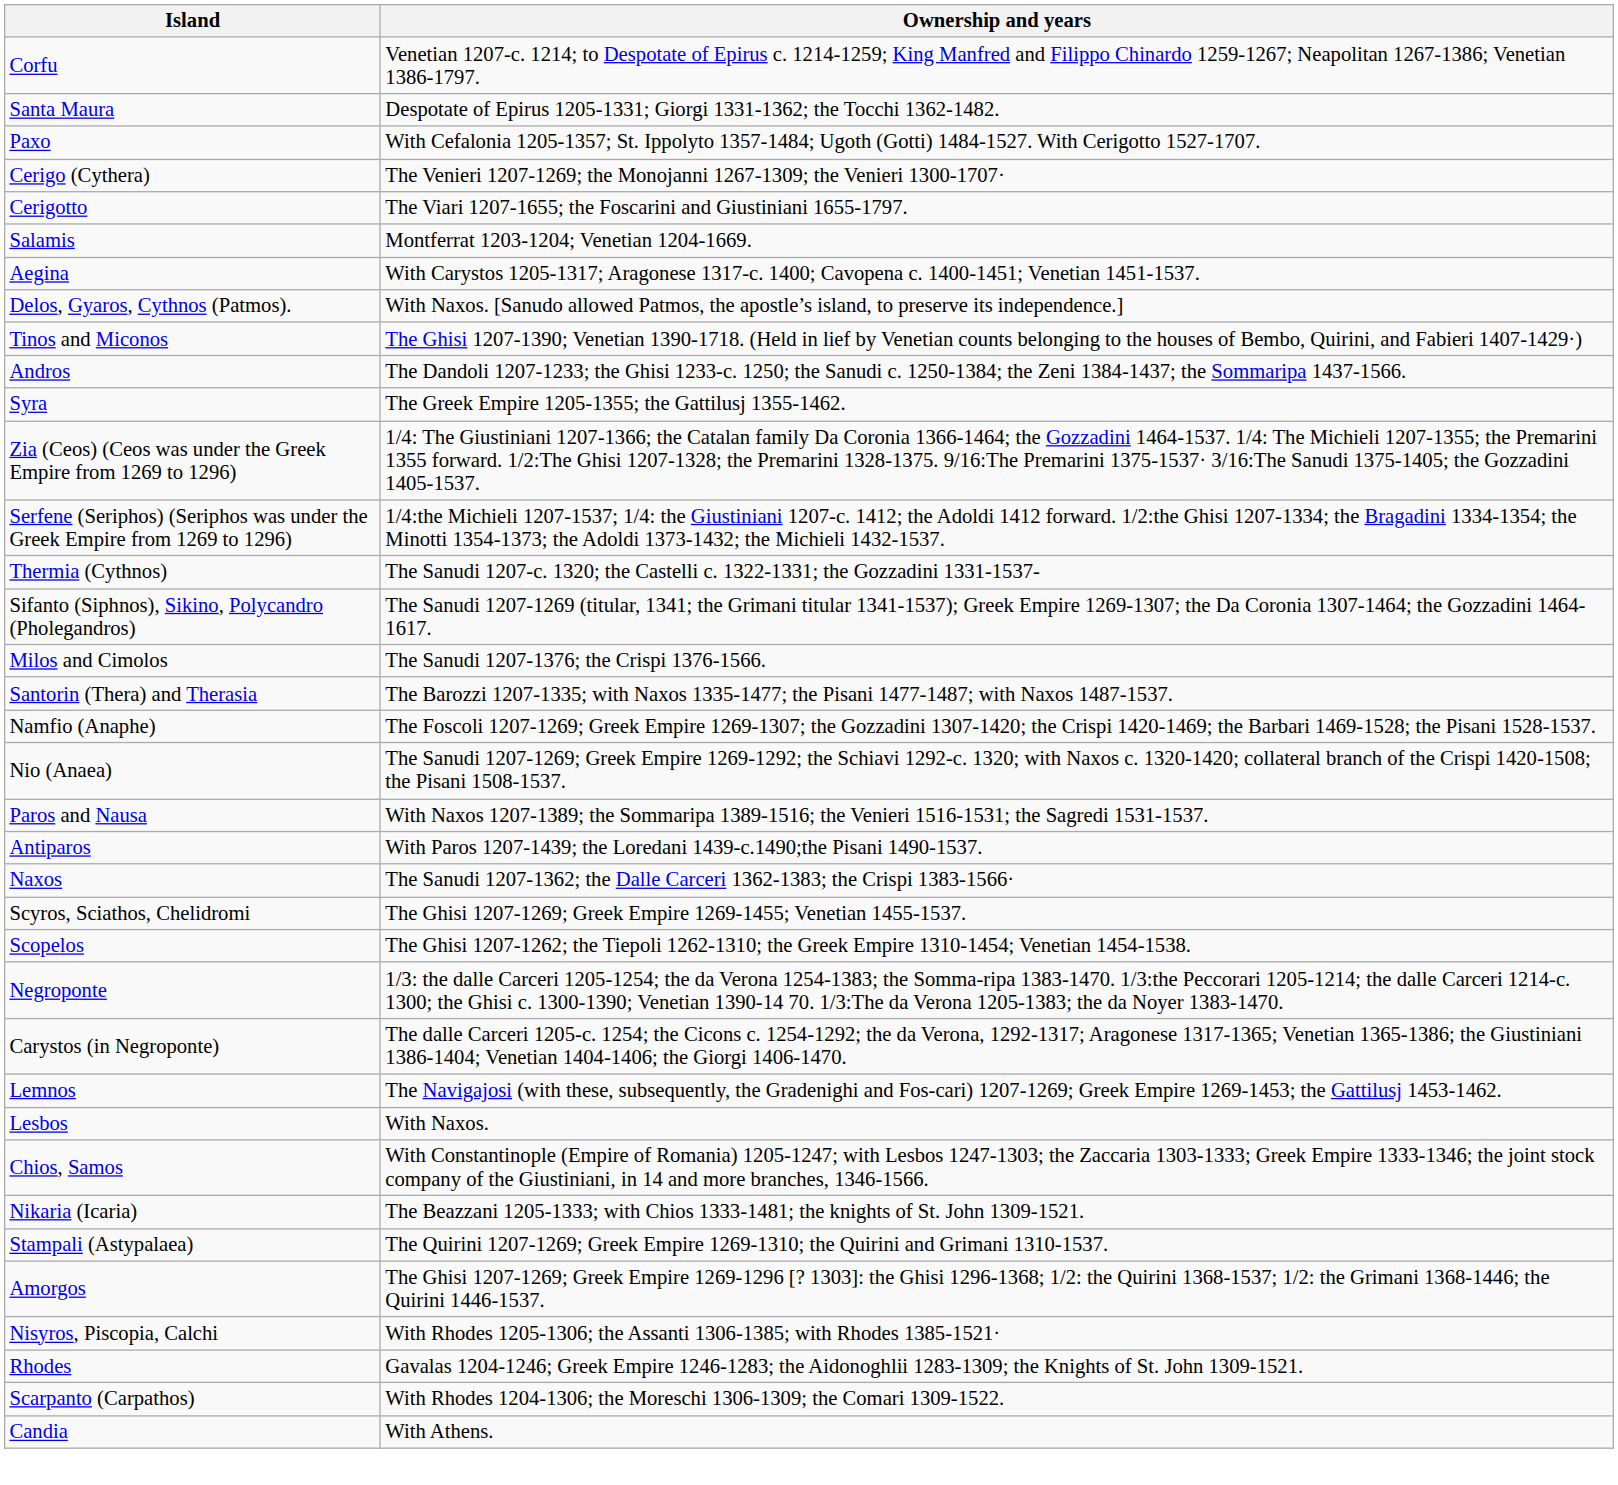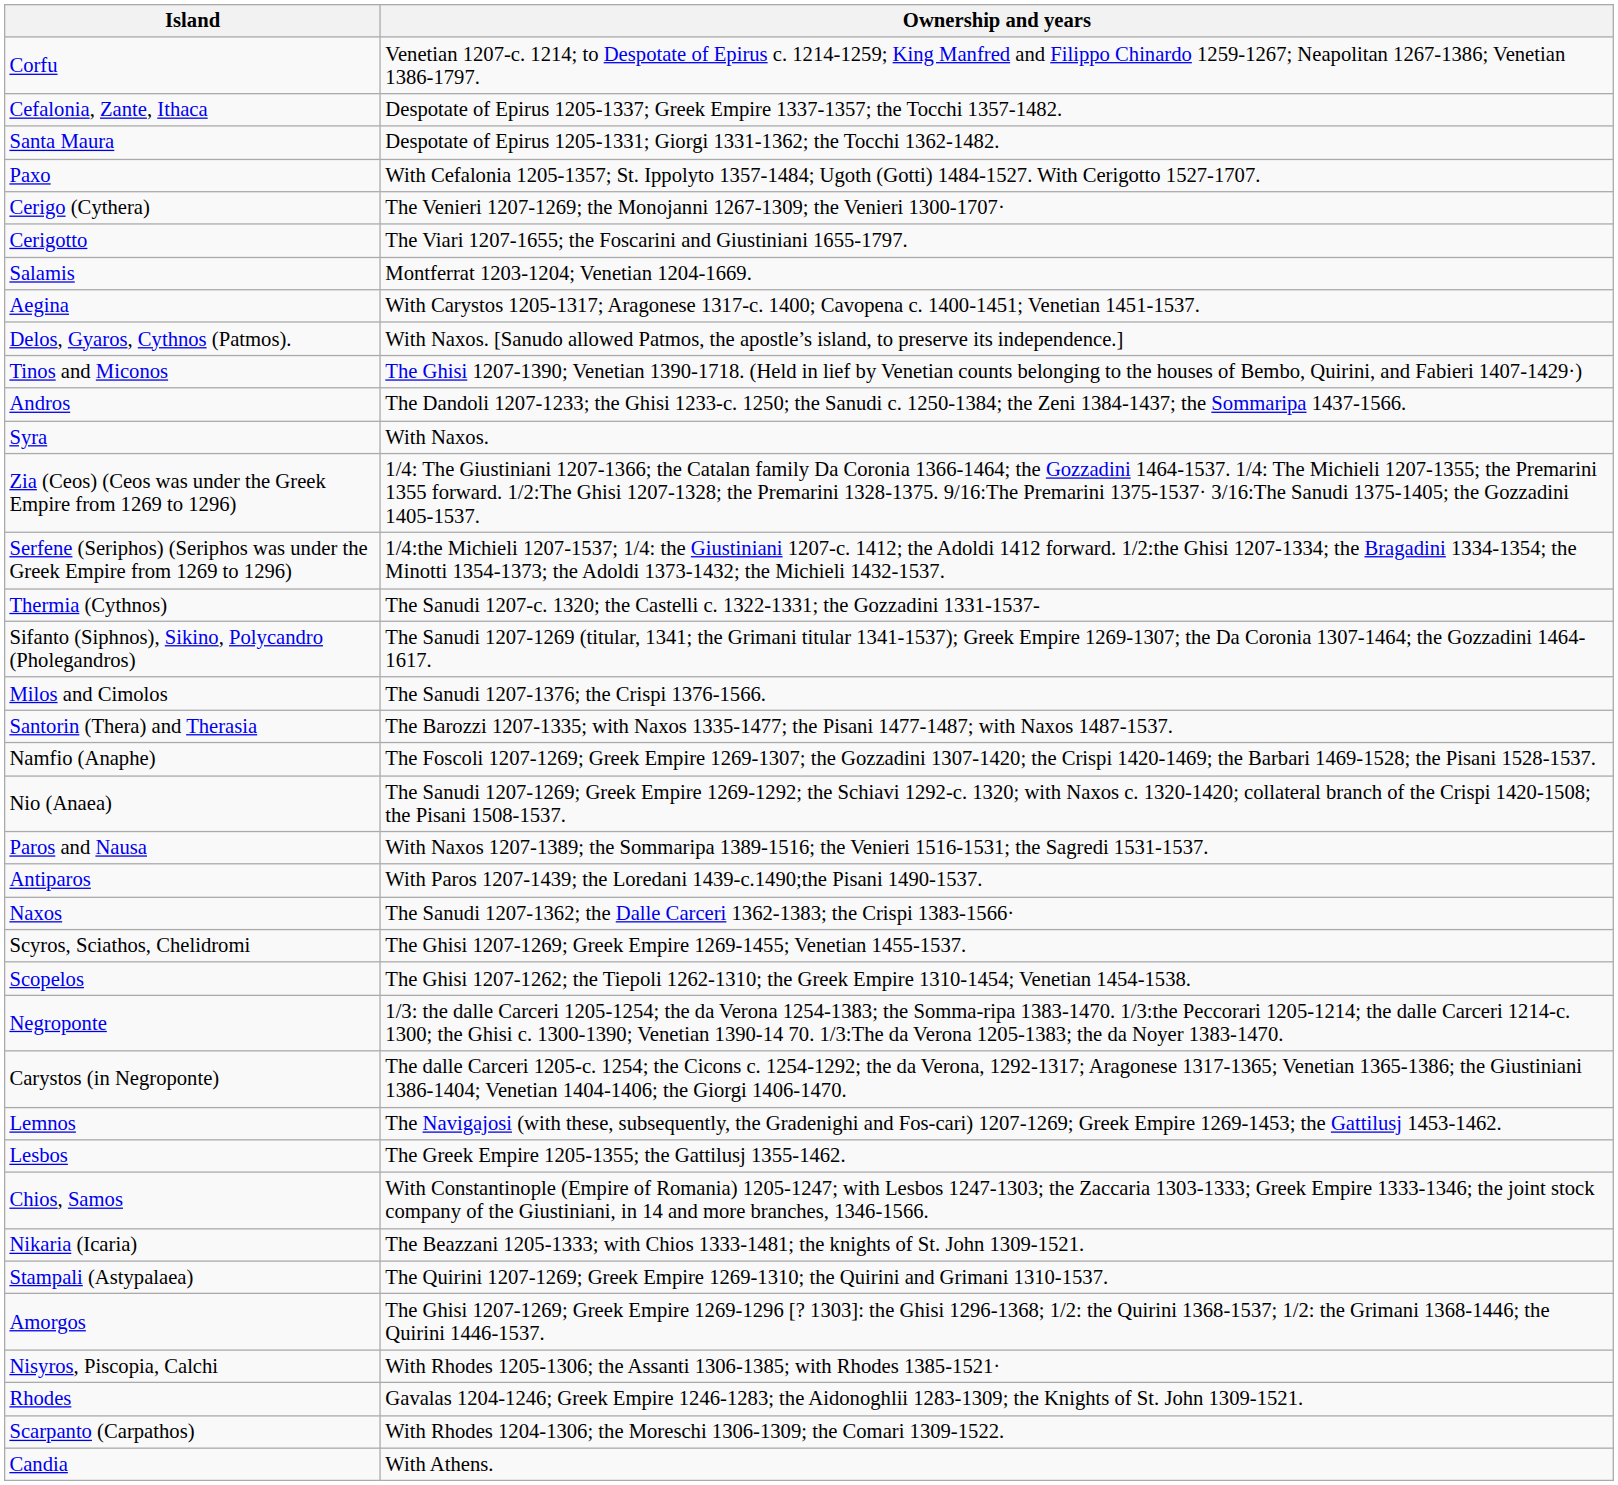+ row: (109, 109)
(615, 404) The Greek Empire 1205-1355; the Gattilusj 1355-1462. -> (437, 436) With Naxos.
(437, 1123) With Naxos. -> (615, 1155) The Greek Empire 1205-1355; the Gattilusj 1355-1462.
